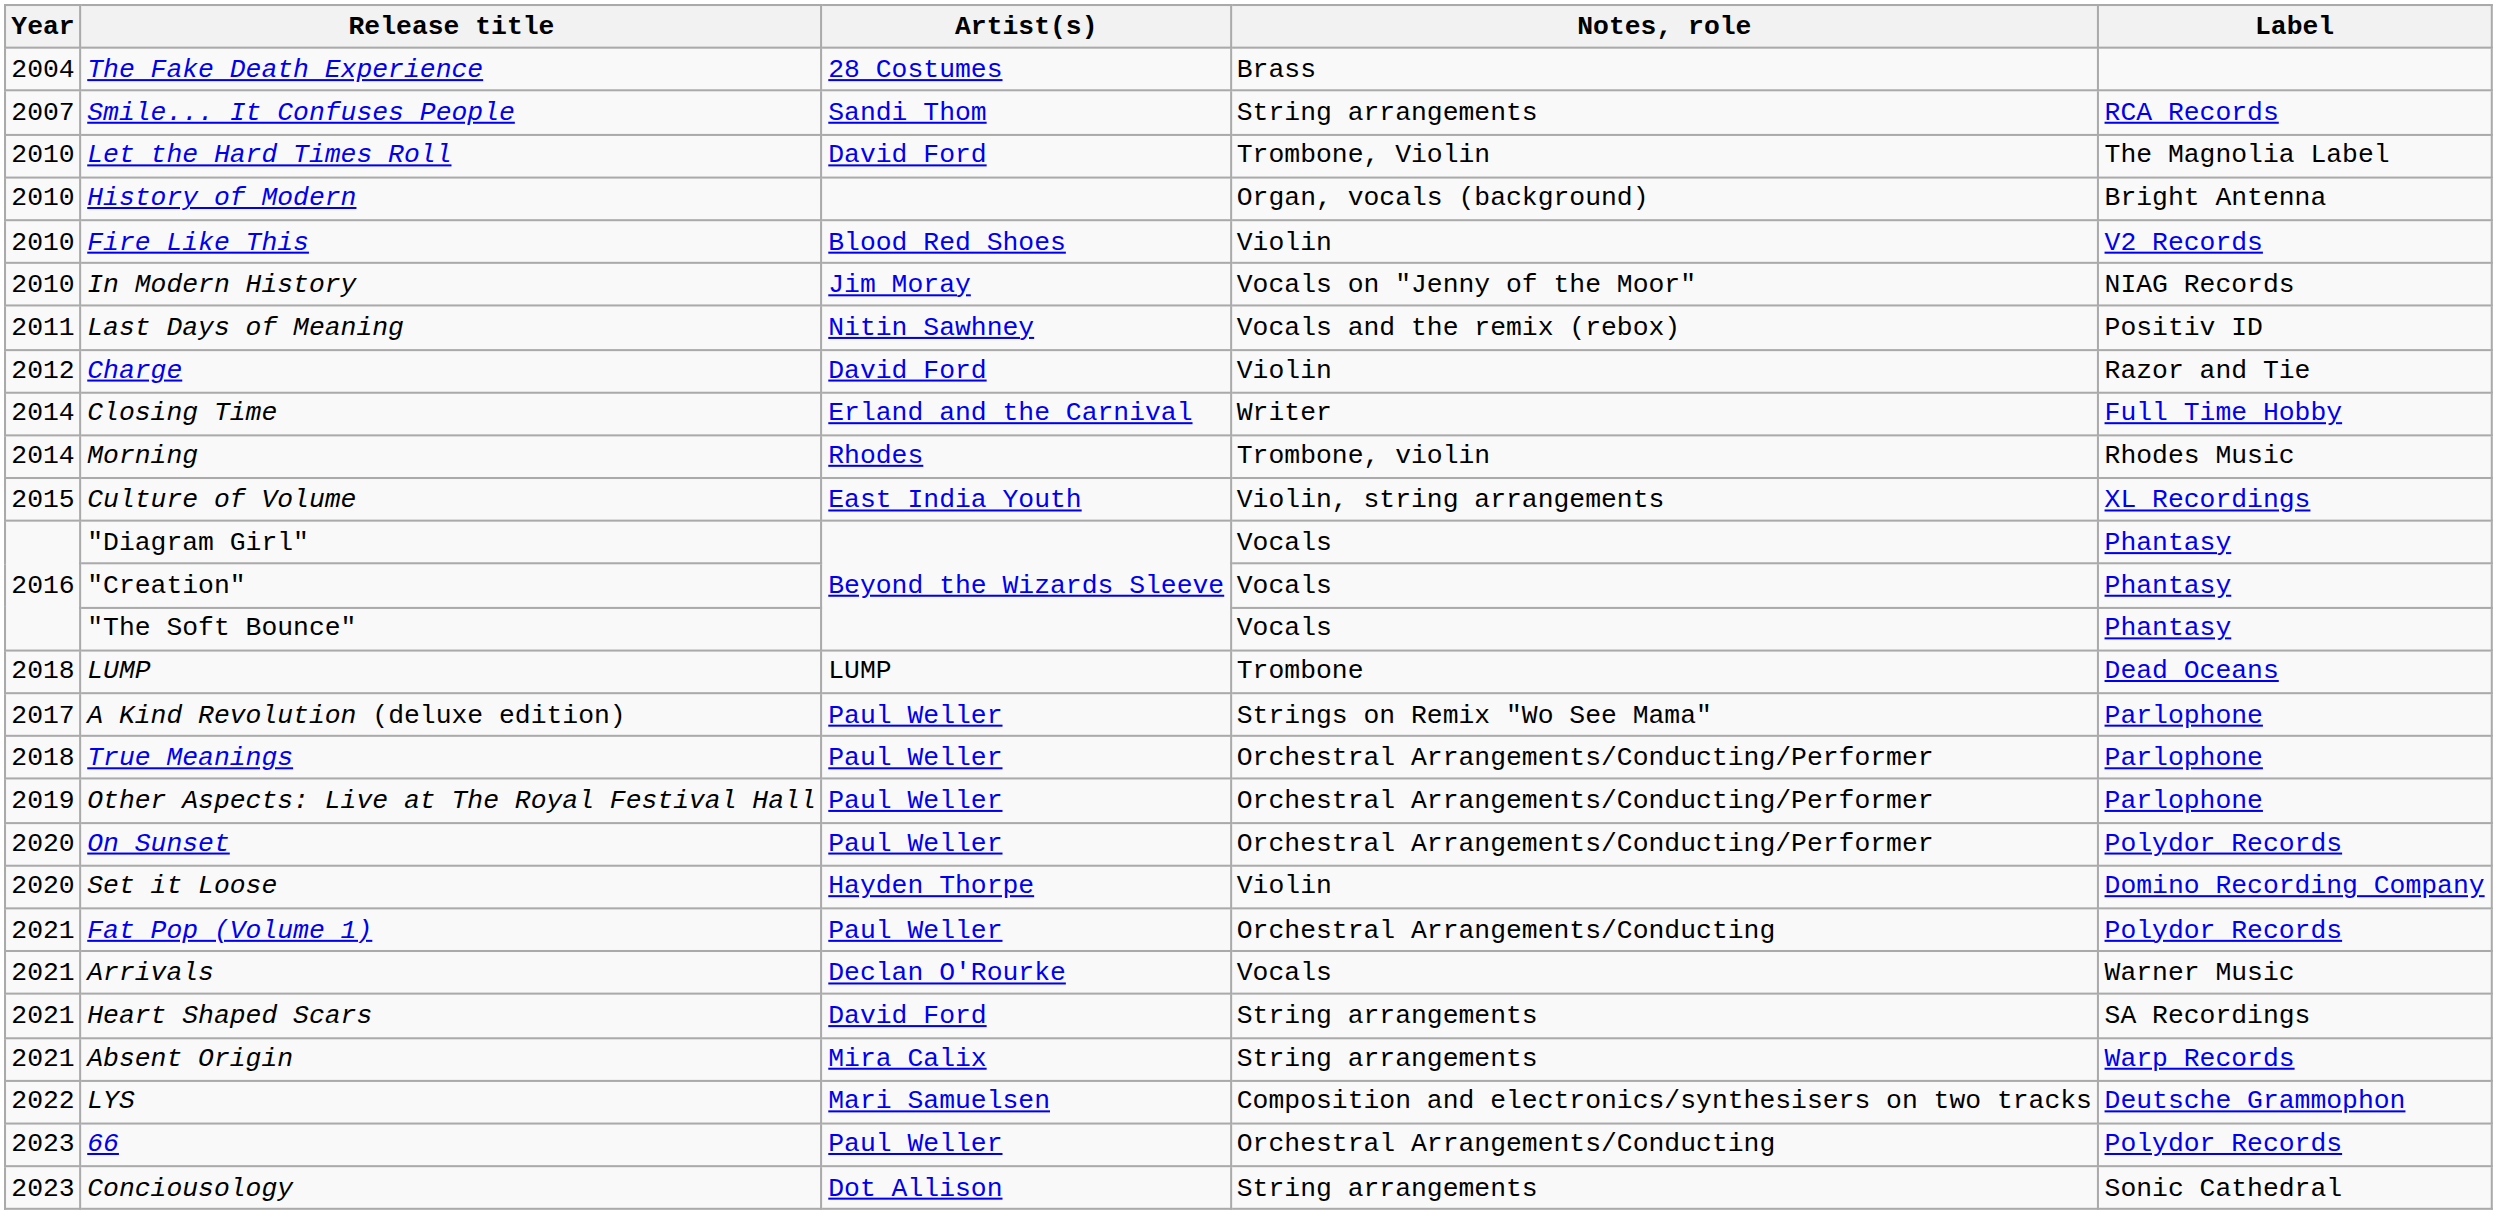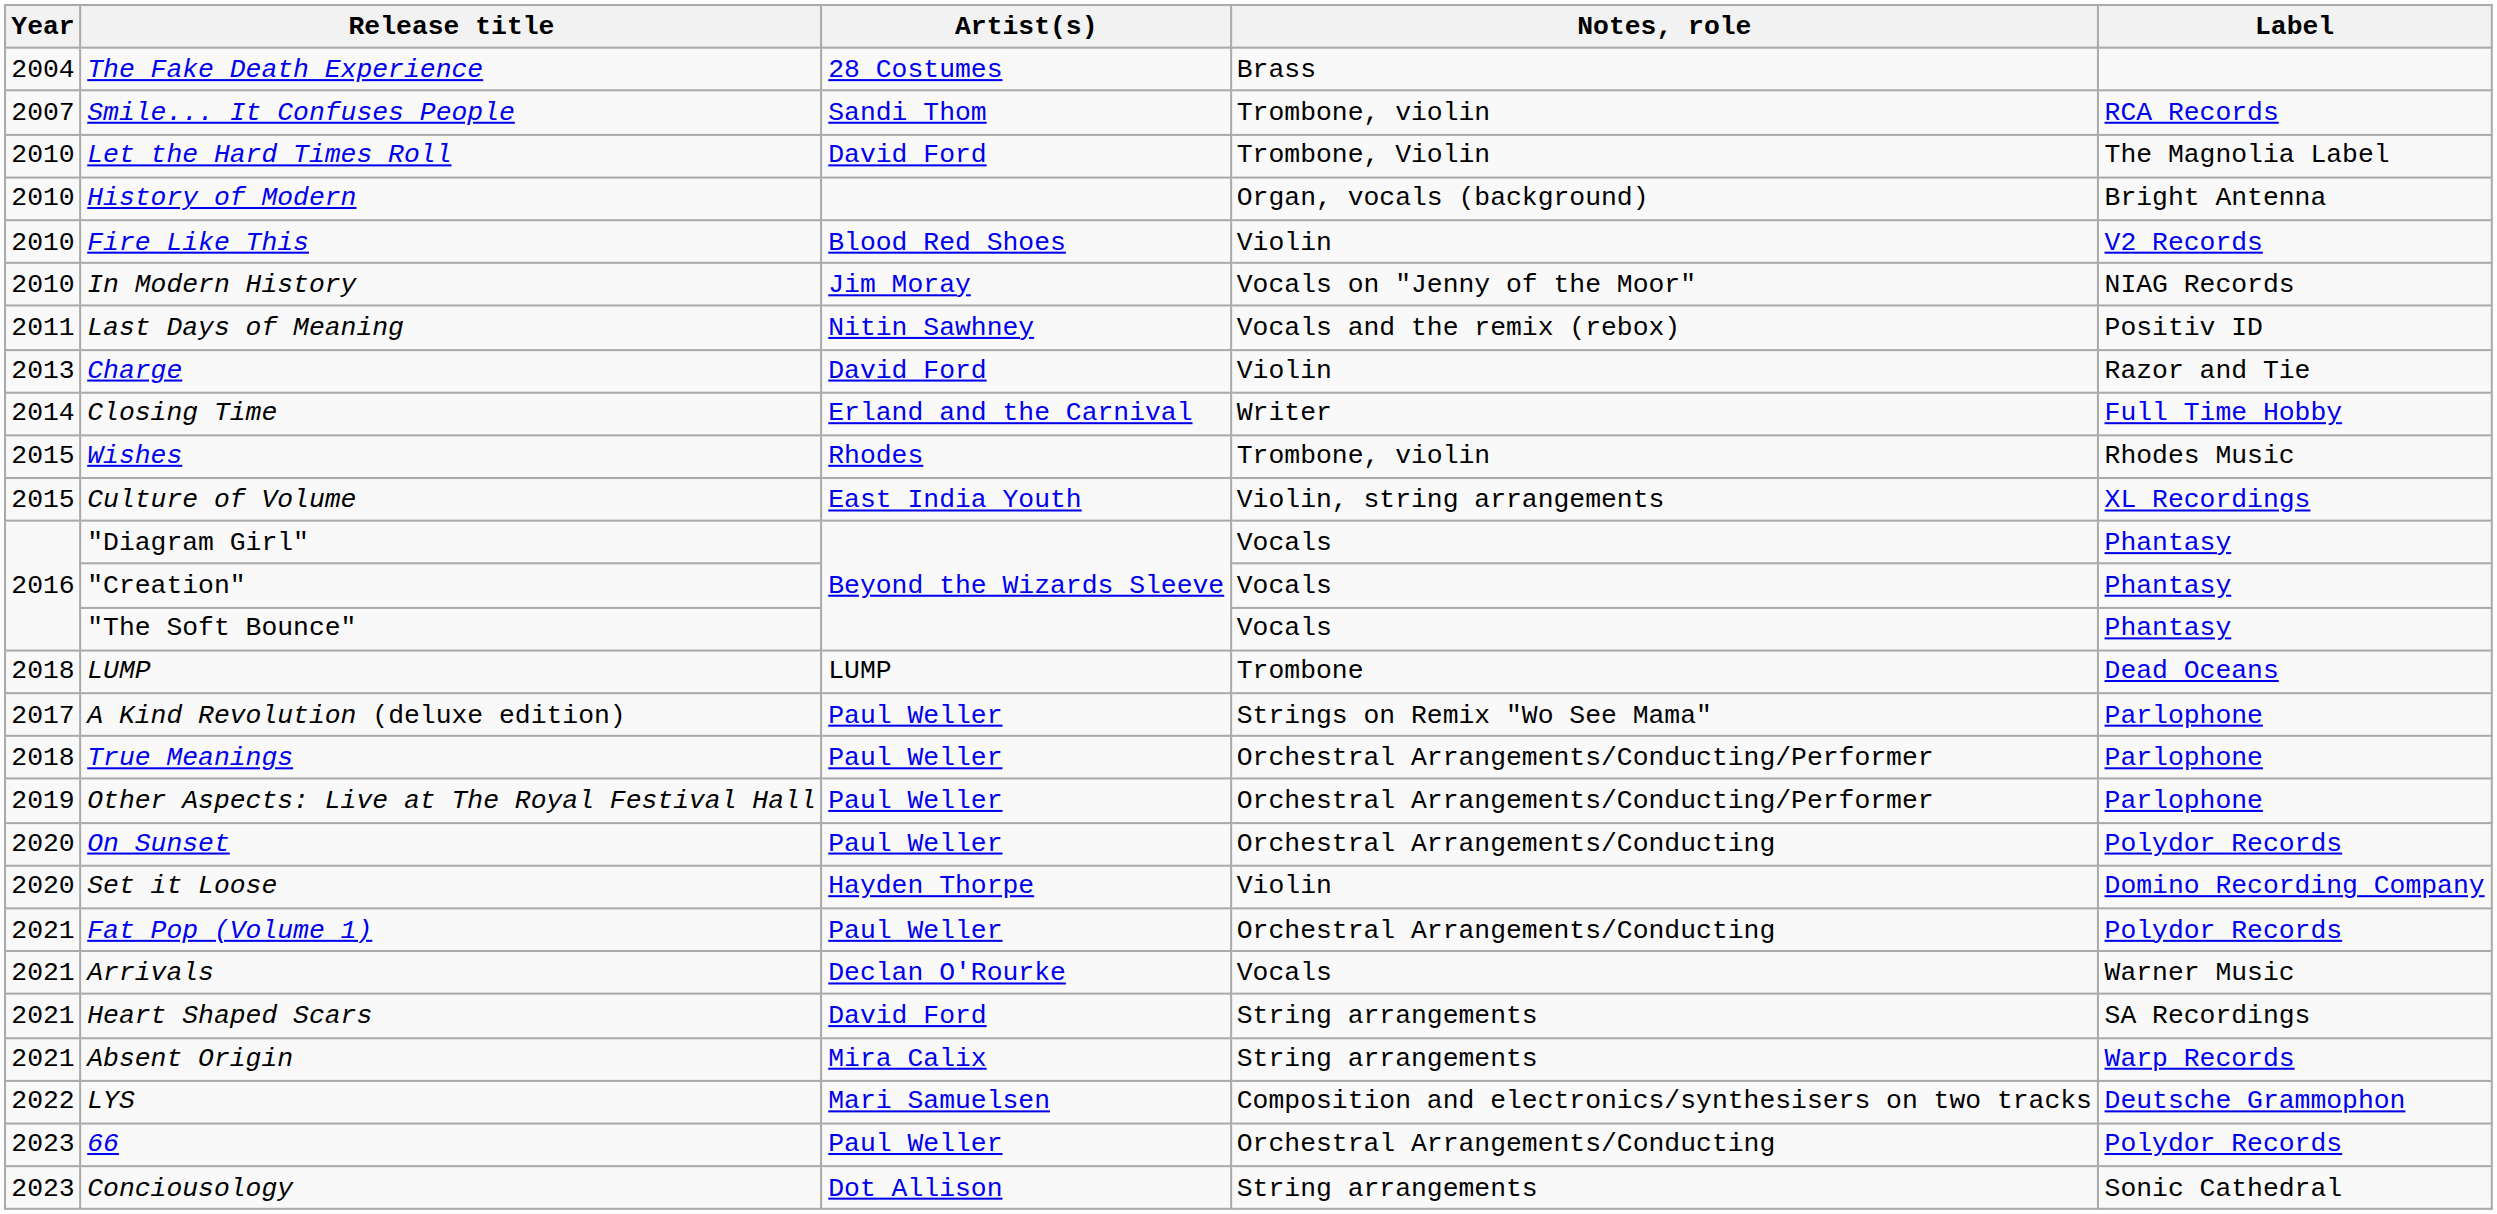(1387, 113) String arrangements -> (1363, 113) Trombone, violin
(43, 371) 2012 -> (43, 371) 2013
- row: (143, 457)
+ row: (135, 457)
(1585, 844) Orchestral Arrangements/Conducting/Performer -> (1506, 844) Orchestral Arrangements/Conducting
